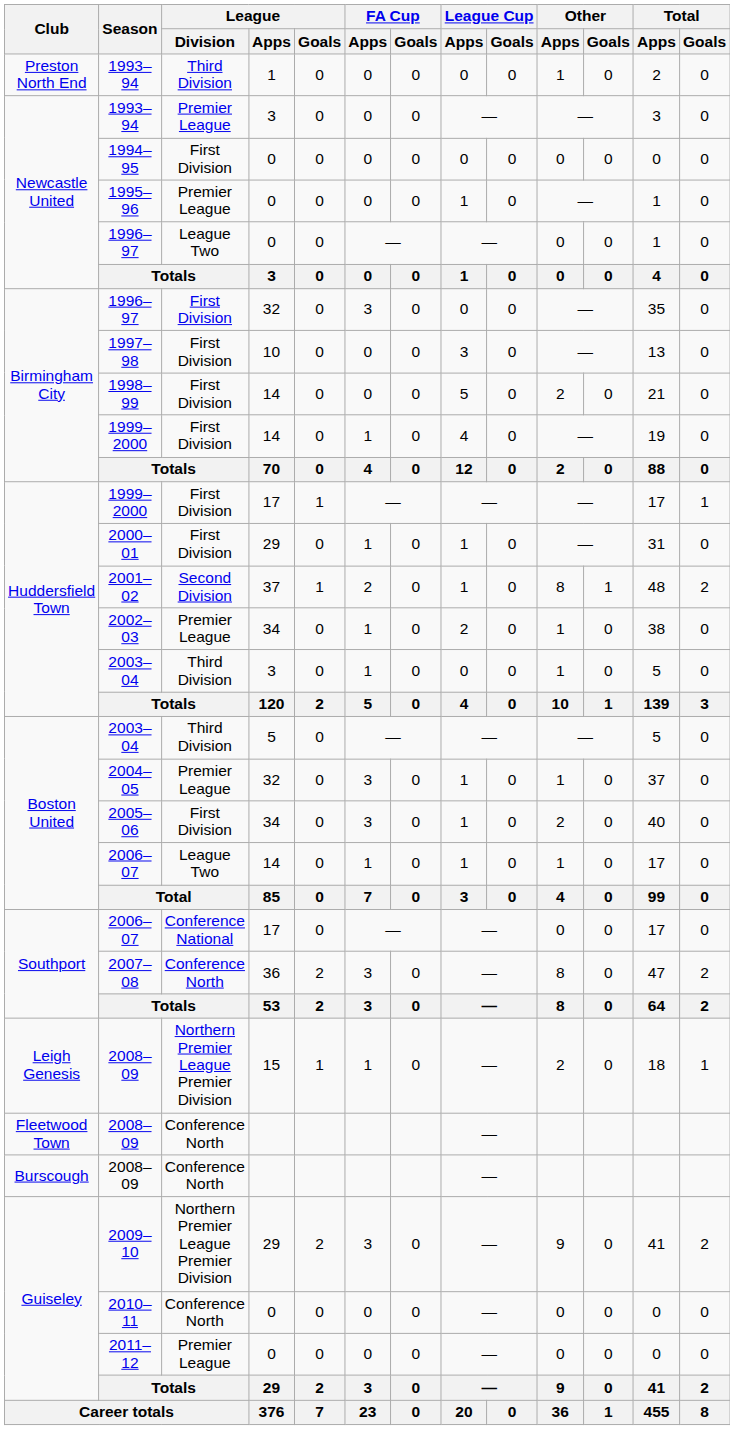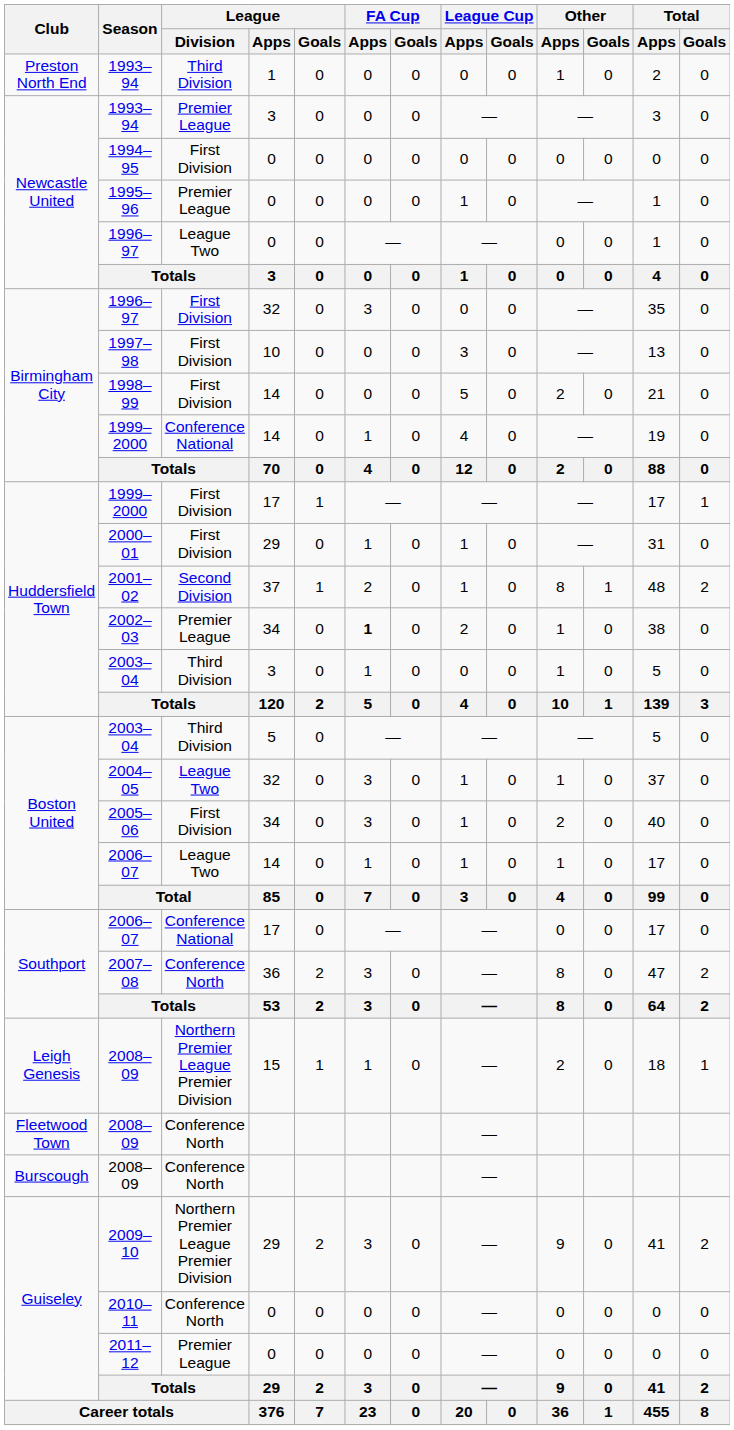(205, 435) First Division -> (205, 435) Conference National
(368, 628) normal -> (368, 628) bold
(205, 779) Premier League -> (205, 779) League Two
